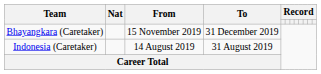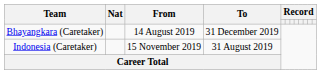(164, 31) 15 November 2019 -> (164, 31) 14 August 2019
(164, 46) 14 August 2019 -> (164, 46) 15 November 2019
